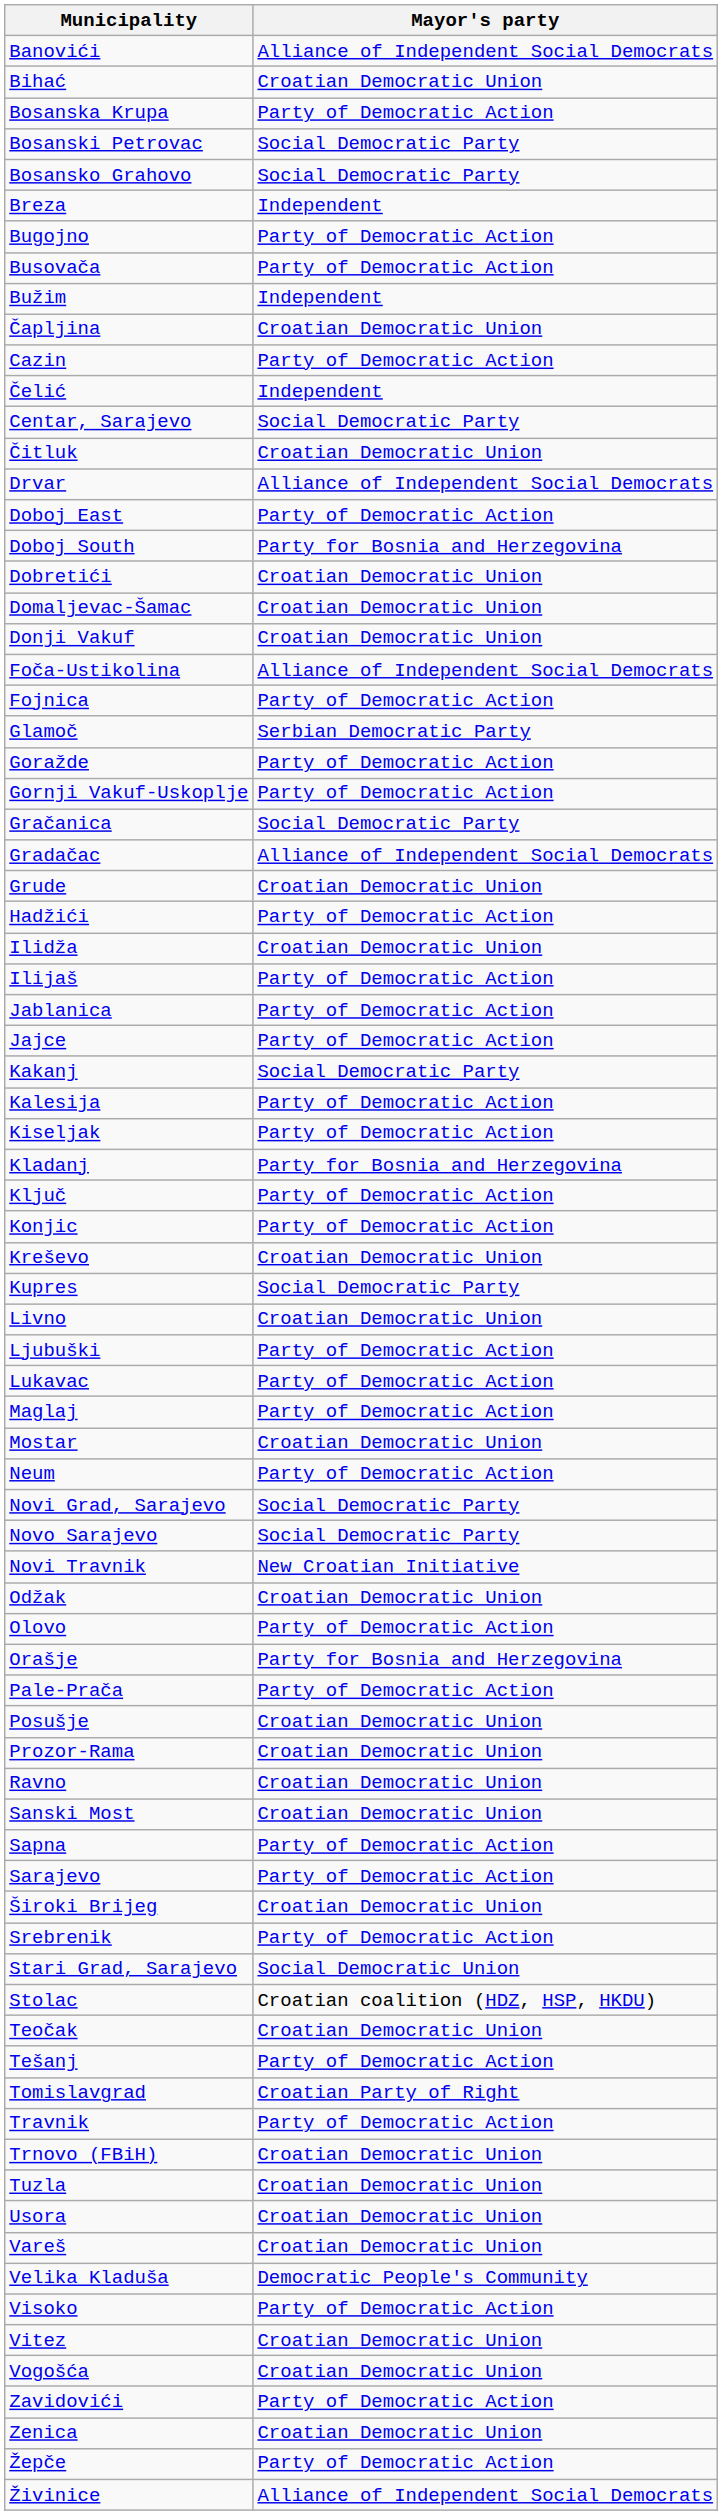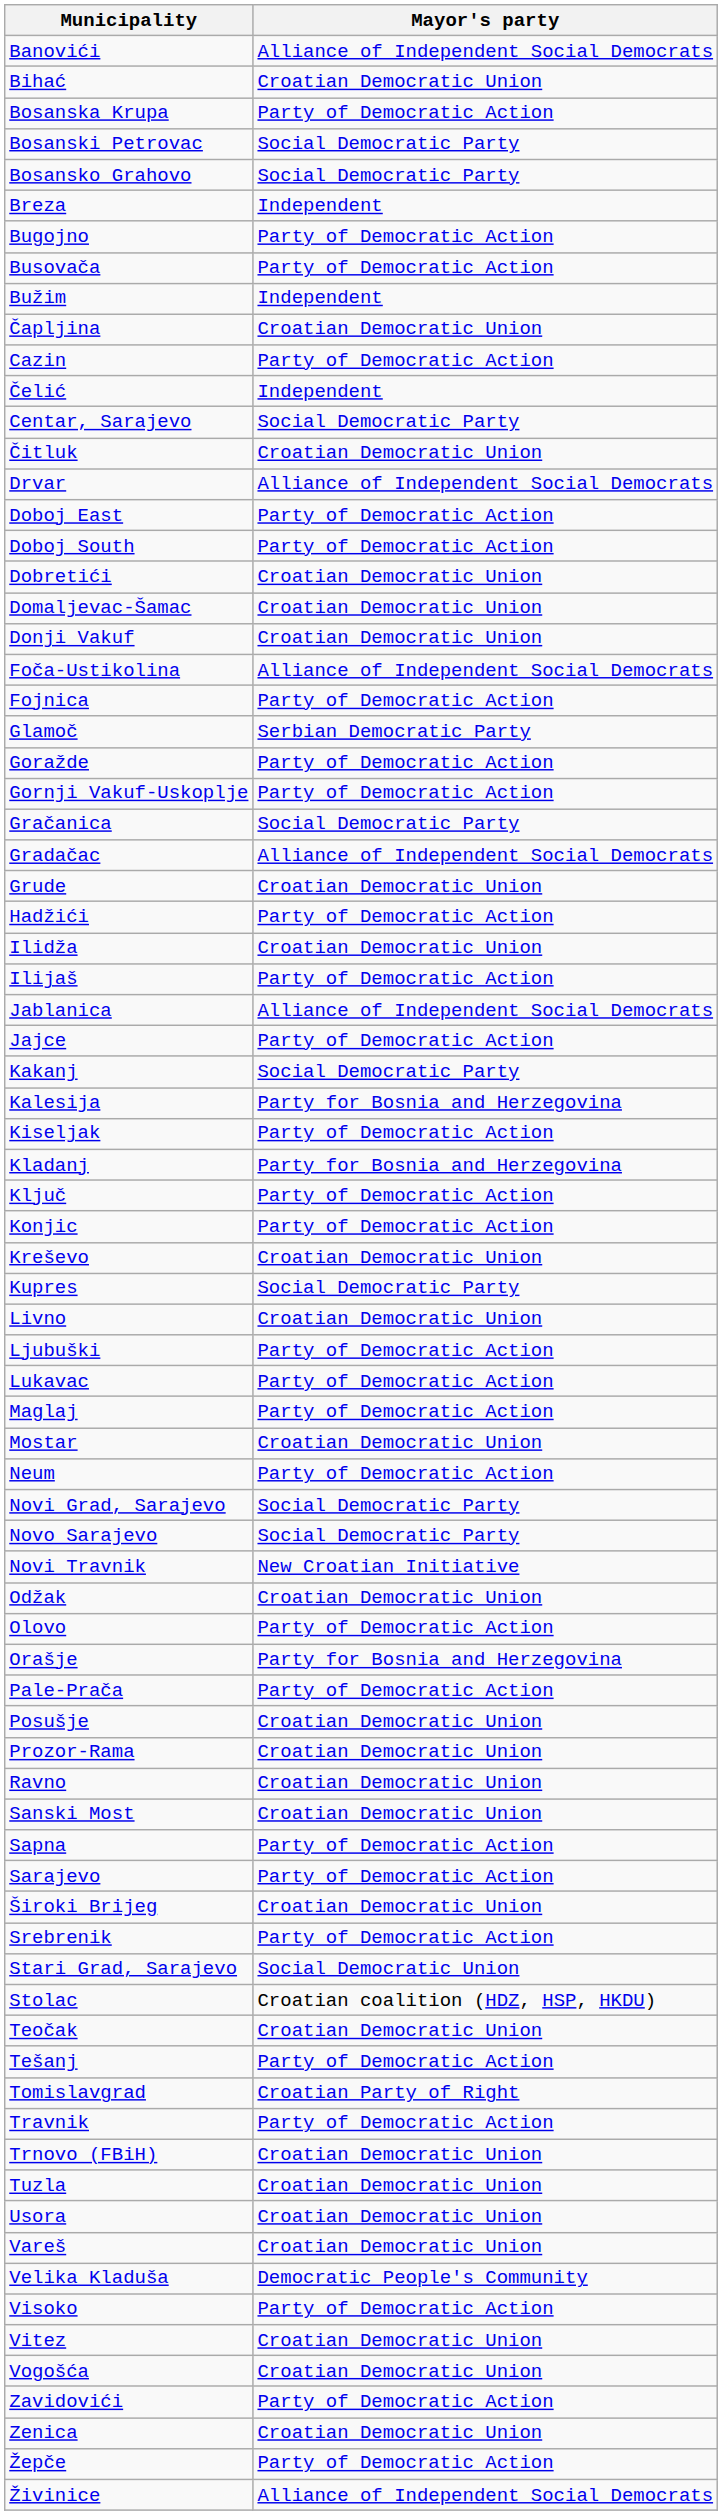(440, 546) Party for Bosnia and Herzegovina -> (406, 546) Party of Democratic Action
(406, 1010) Party of Democratic Action -> (485, 1010) Alliance of Independent Social Democrats
(406, 1103) Party of Democratic Action -> (440, 1103) Party for Bosnia and Herzegovina
